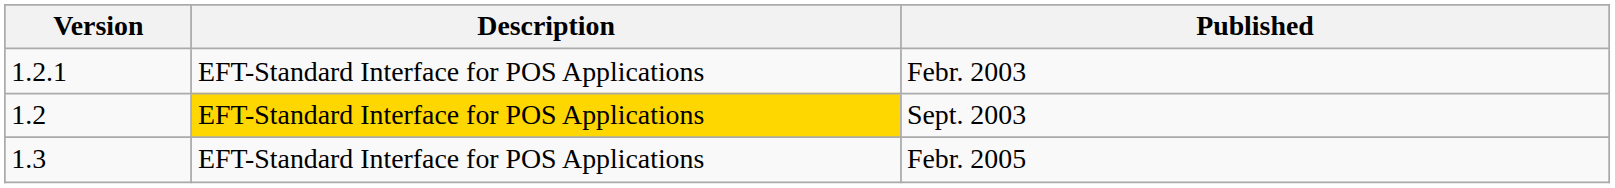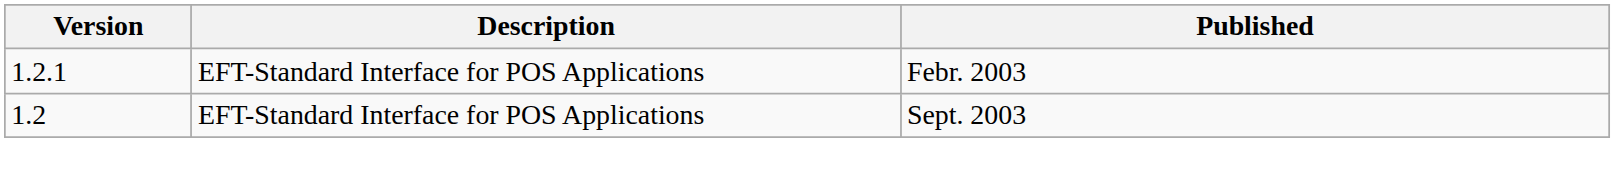(451, 114) gold background -> (451, 114) no background
- row: (967, 159)
